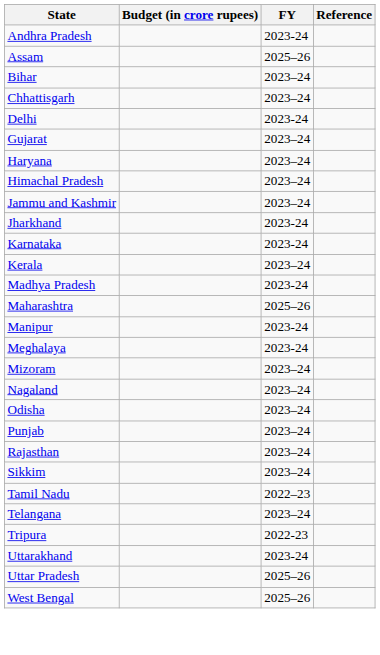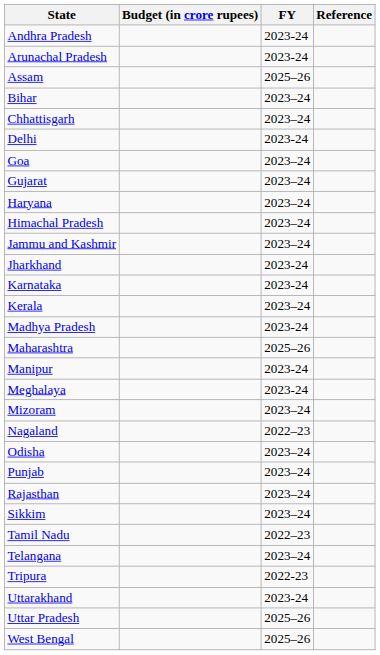+ row: (57, 56)
+ row: (18, 160)
(287, 389) 2023–24 -> (287, 431) 2022–23
